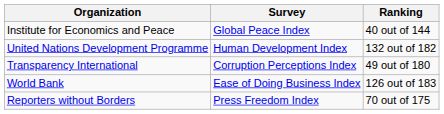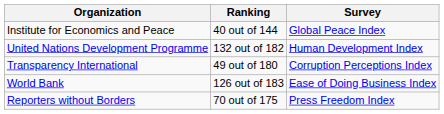columns swapped: (287, 13) <-> (401, 13)
